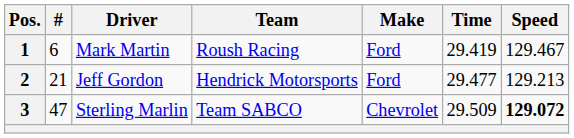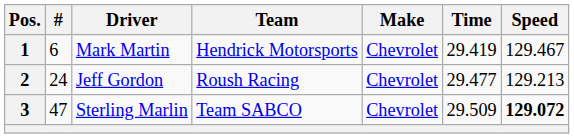(248, 49) Roush Racing -> (277, 49) Hendrick Motorsports
(383, 49) Ford -> (402, 49) Chevrolet
(58, 79) 21 -> (58, 79) 24
(277, 79) Hendrick Motorsports -> (248, 79) Roush Racing
(383, 79) Ford -> (402, 79) Chevrolet
